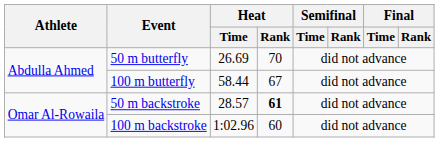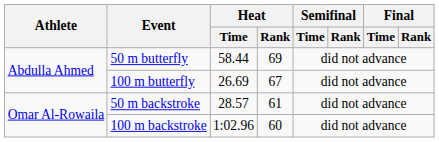(234, 59) 26.69 -> (234, 59) 58.44
(275, 59) 70 -> (275, 59) 69
(234, 81) 58.44 -> (234, 81) 26.69
(275, 104) bold -> (275, 104) normal
